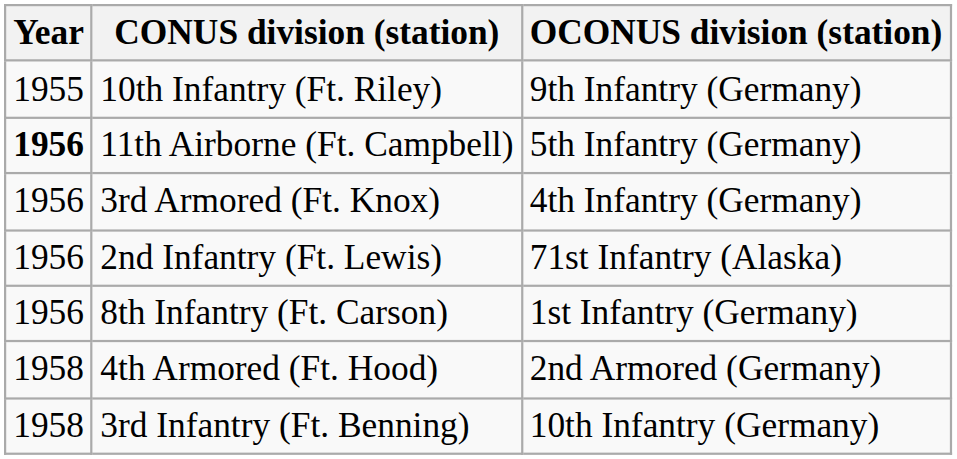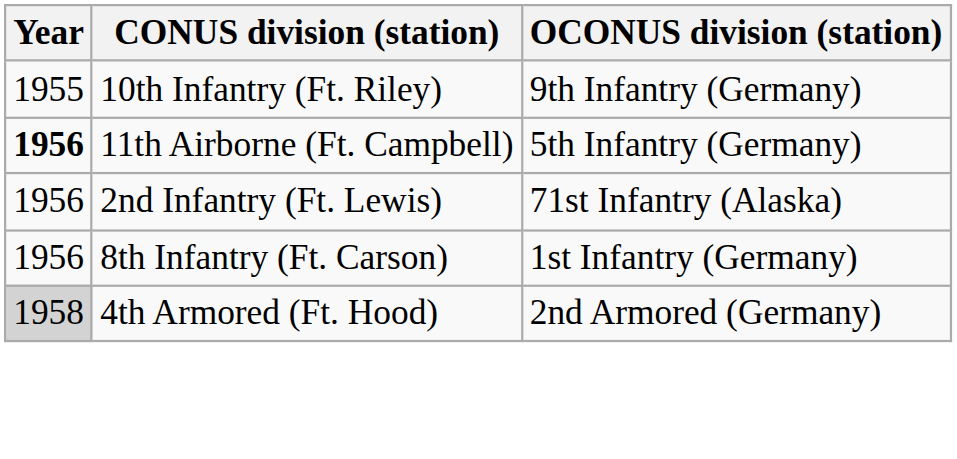- row: (270, 200)
(49, 369) no background -> (49, 312) lightgrey background
- row: (285, 425)
